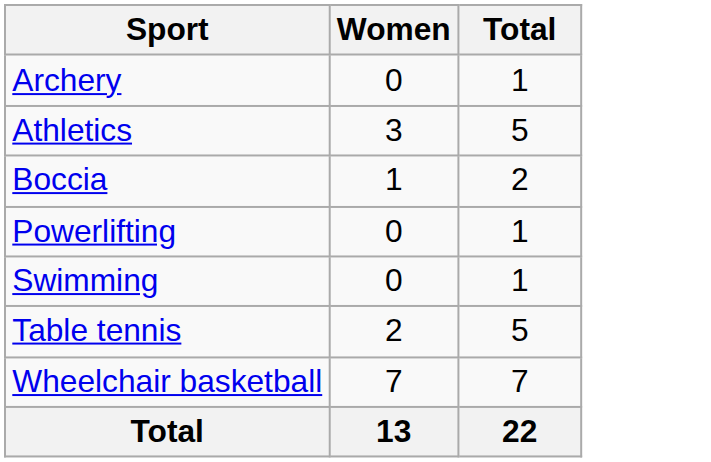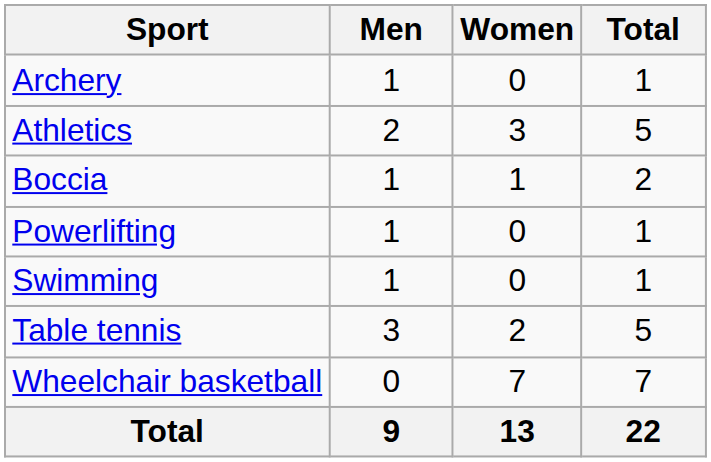+ column: (391, 29)
